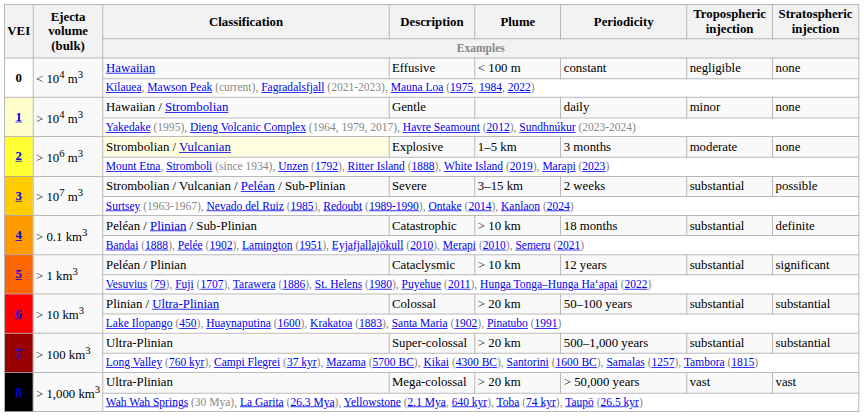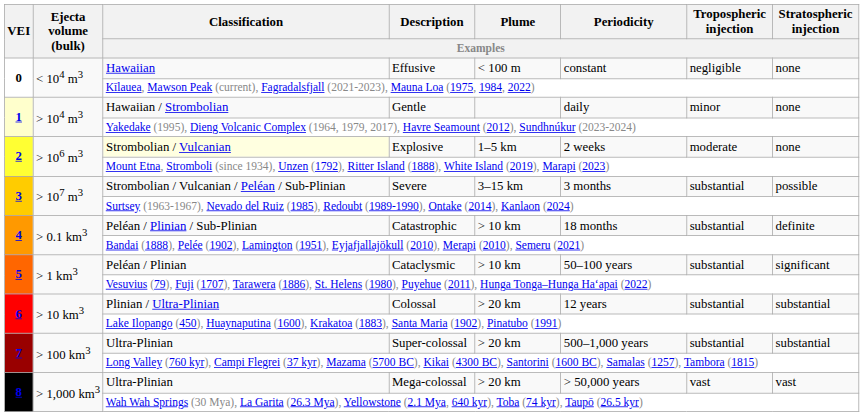(587, 146) 3 months -> (585, 146) 2 weeks
(585, 186) 2 weeks -> (587, 186) 3 months
(585, 264) 12 years -> (598, 264) 50–100 years
(598, 304) 50–100 years -> (585, 304) 12 years
